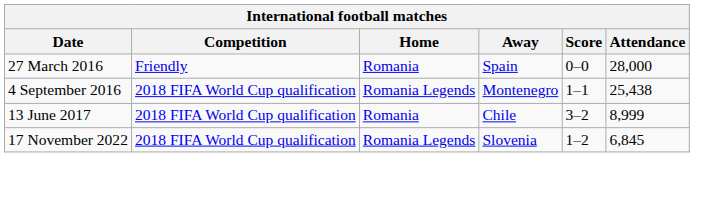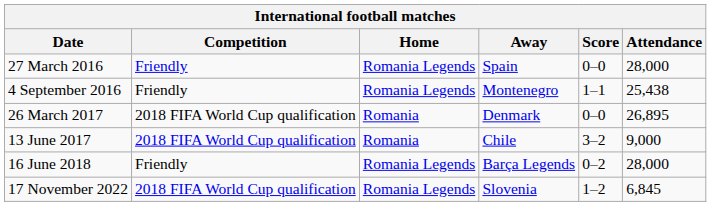(391, 66) Romania -> (419, 66) Romania Legends
(245, 90) 2018 FIFA World Cup qualification -> (161, 90) Friendly
+ row: (55, 115)
(627, 115) 8,999 -> (644, 139) 9,000
+ row: (49, 164)
